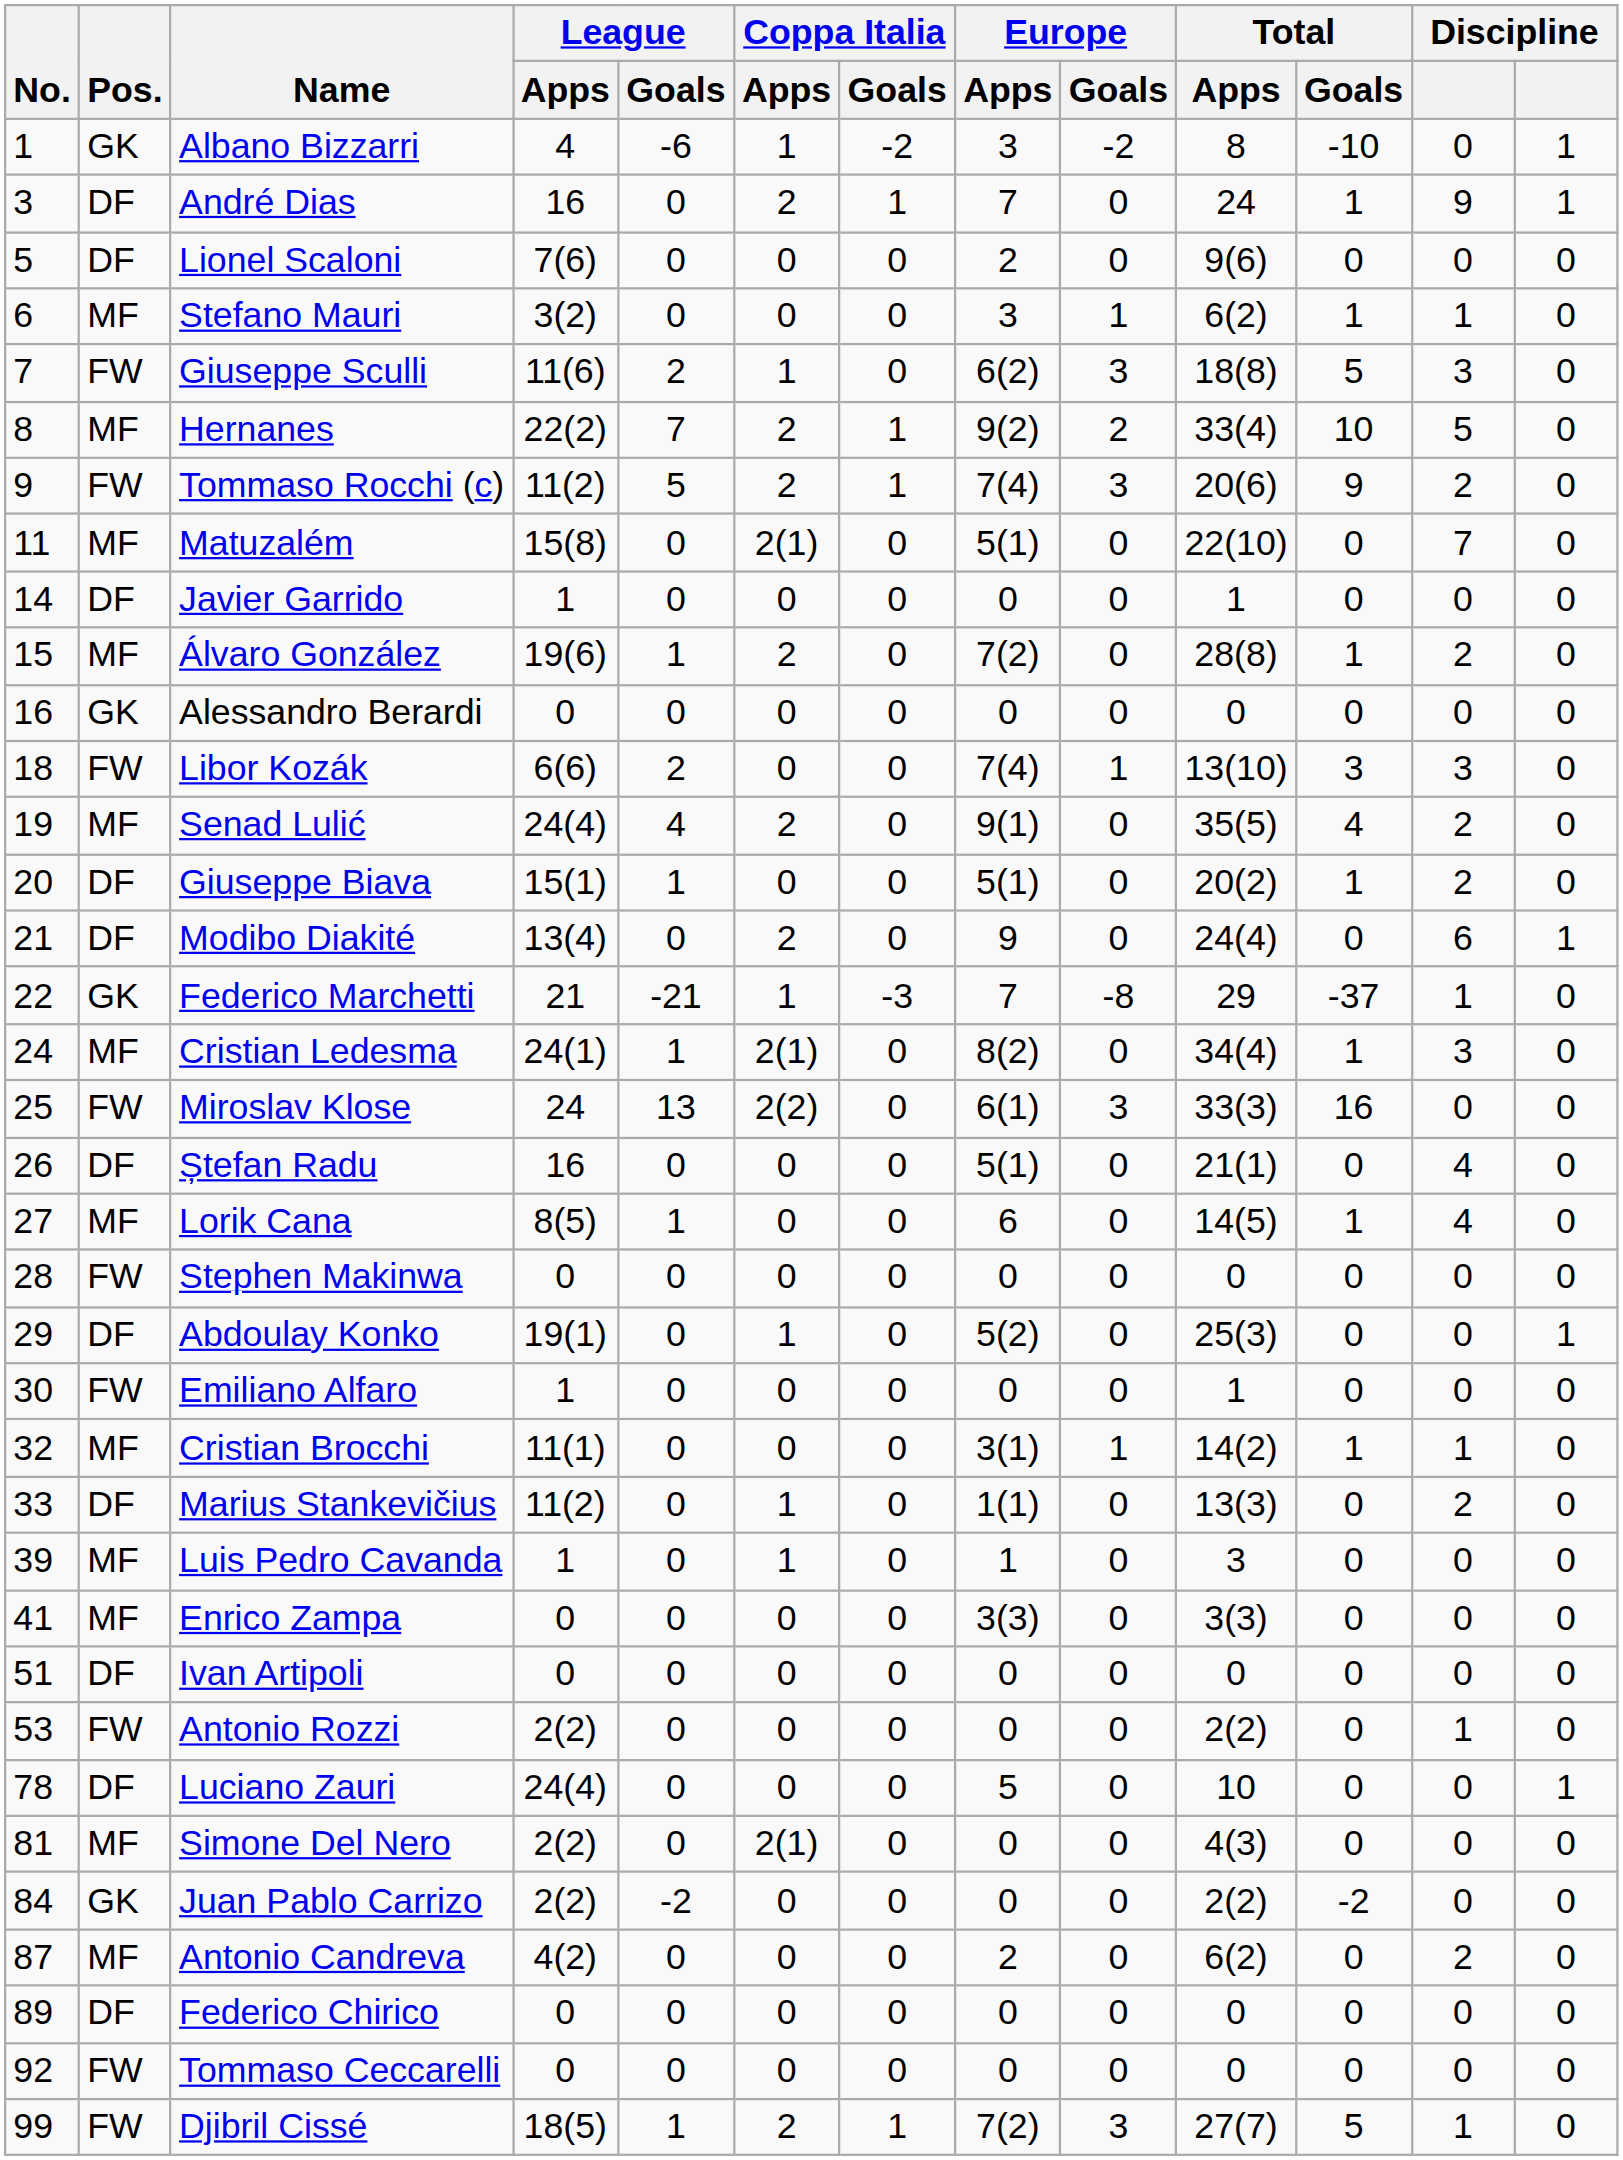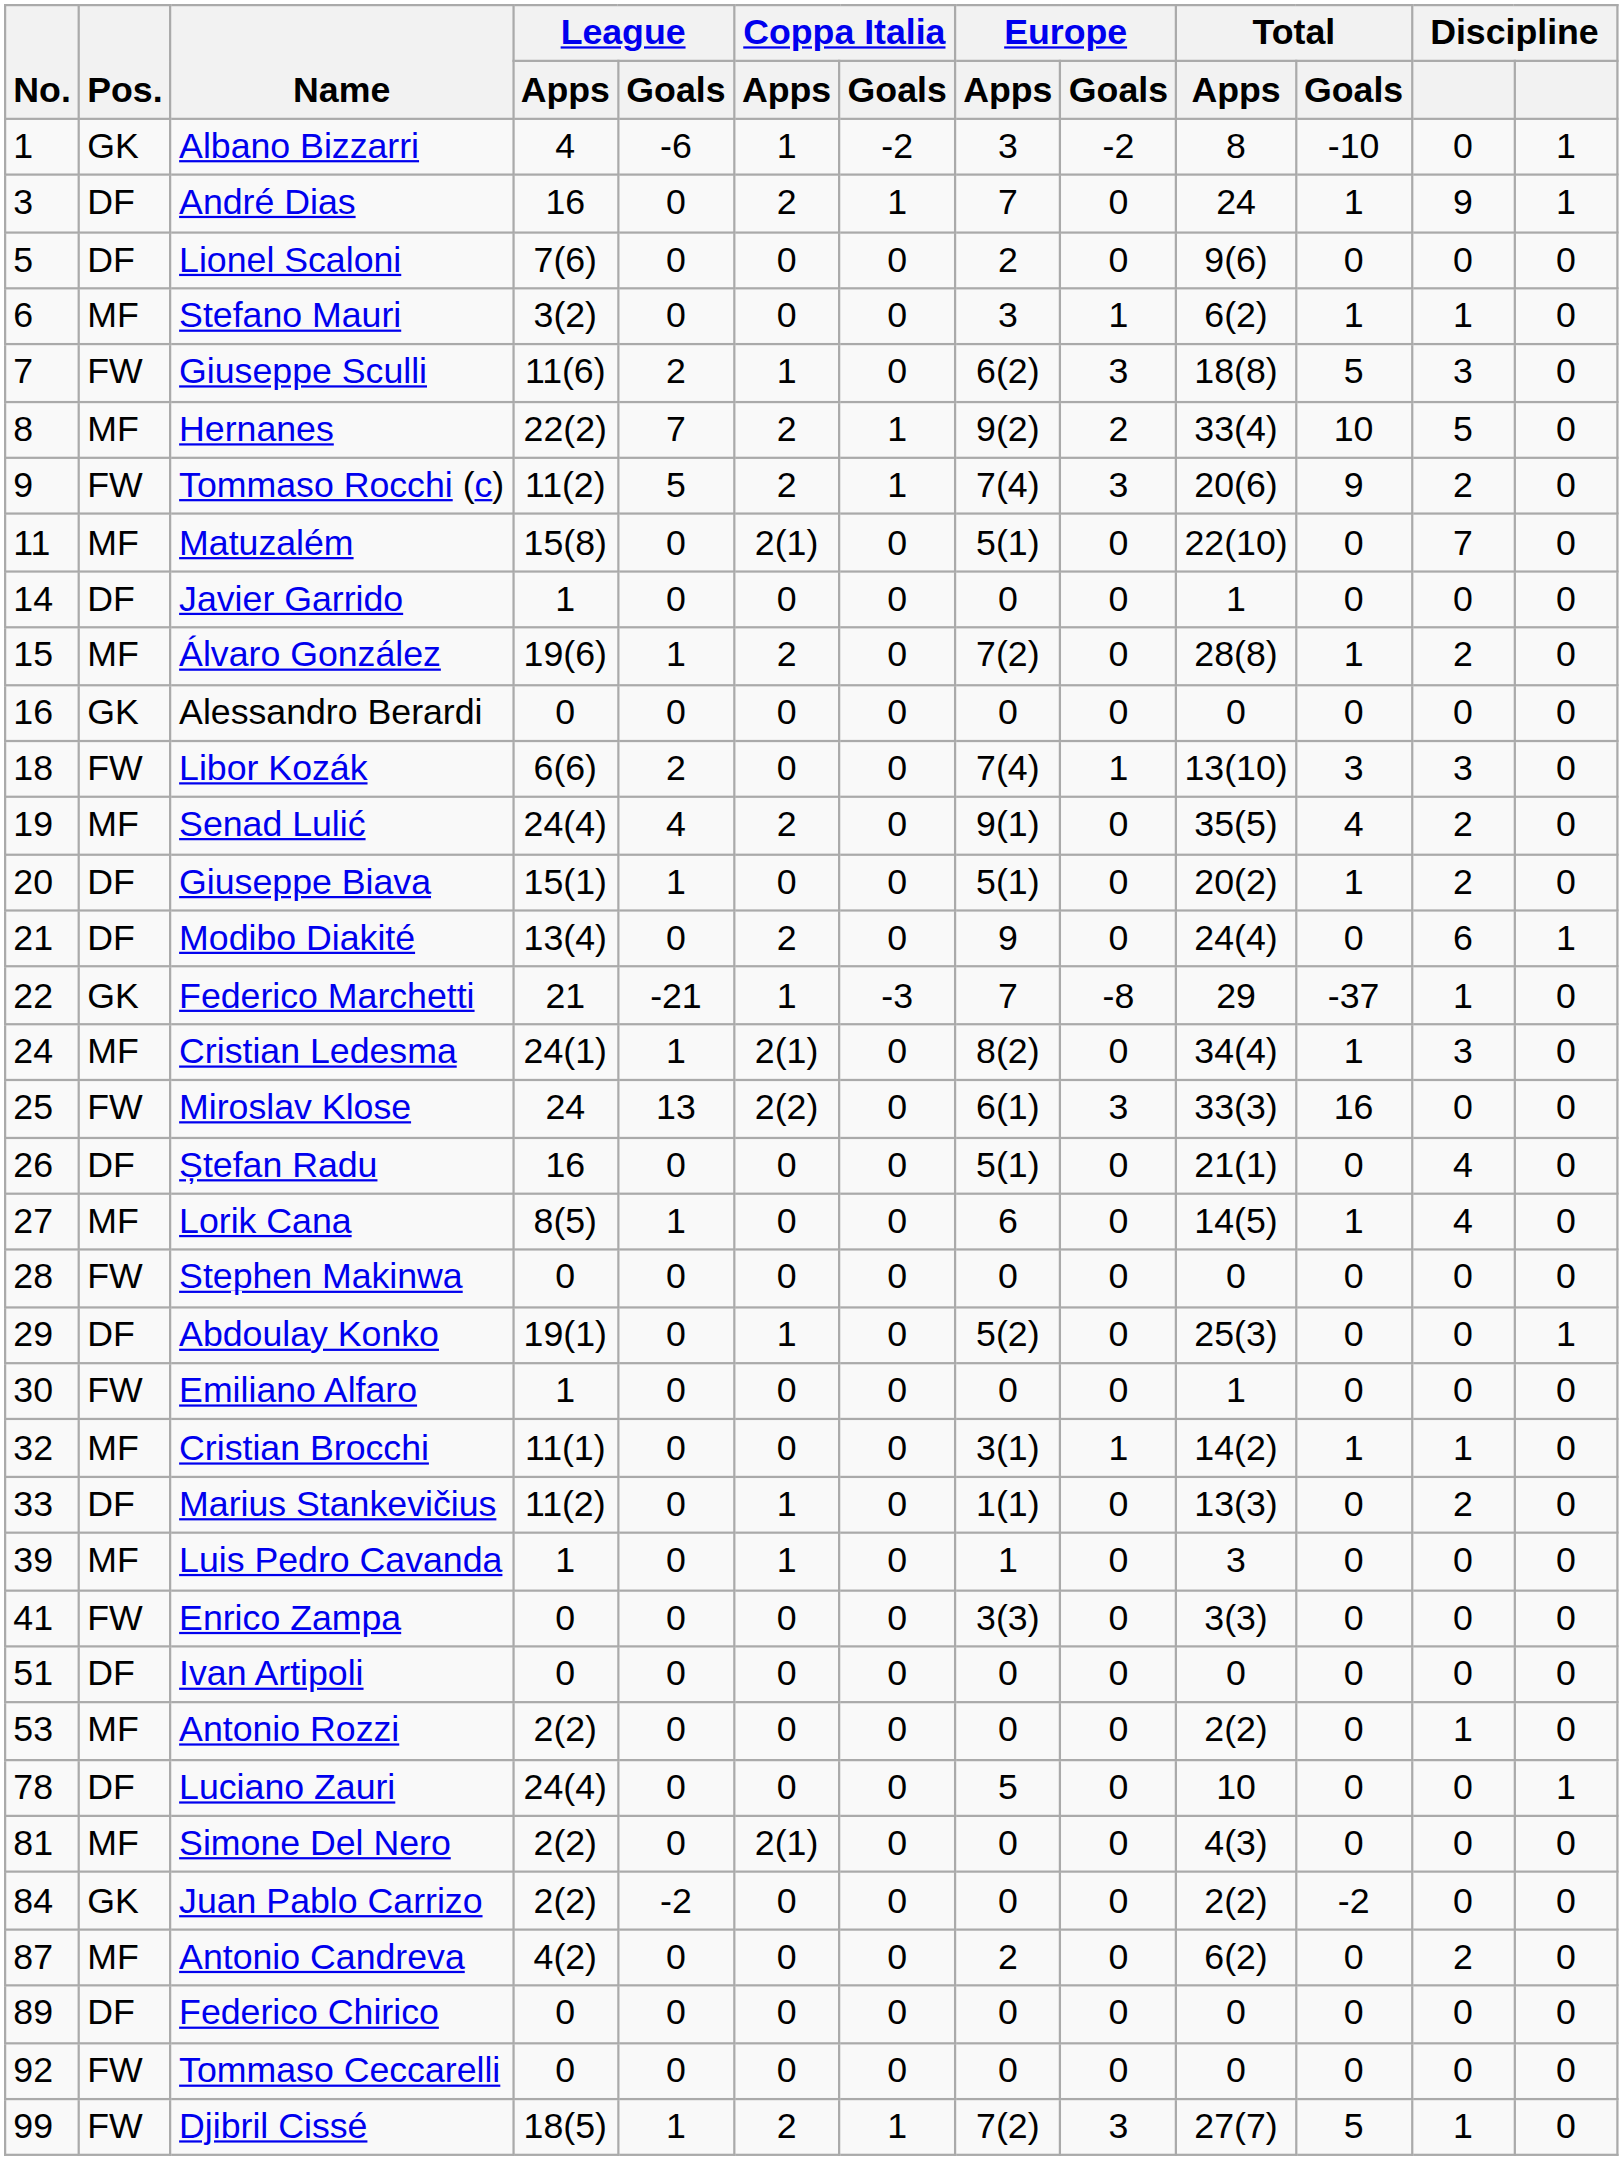(113, 1617) MF -> (115, 1617) FW
(115, 1730) FW -> (113, 1730) MF
